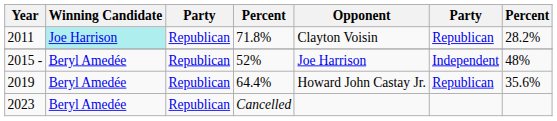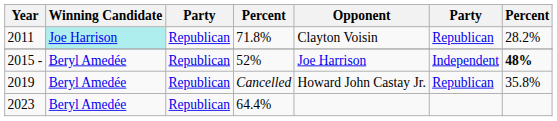(518, 60) normal -> (519, 60) bold
(254, 82) 64.4% -> (264, 82) Cancelled
(523, 82) 35.6% -> (523, 82) 35.8%
(264, 104) Cancelled -> (254, 104) 64.4%
